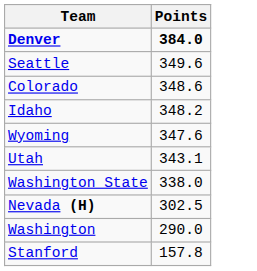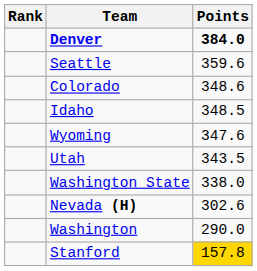+ column: (26, 16)
(181, 64) 349.6 -> (223, 64) 359.6
(181, 111) 348.2 -> (223, 111) 348.5
(181, 159) 343.1 -> (223, 159) 343.5
(181, 206) 302.5 -> (223, 206) 302.6
(181, 254) no background -> (223, 254) gold background
